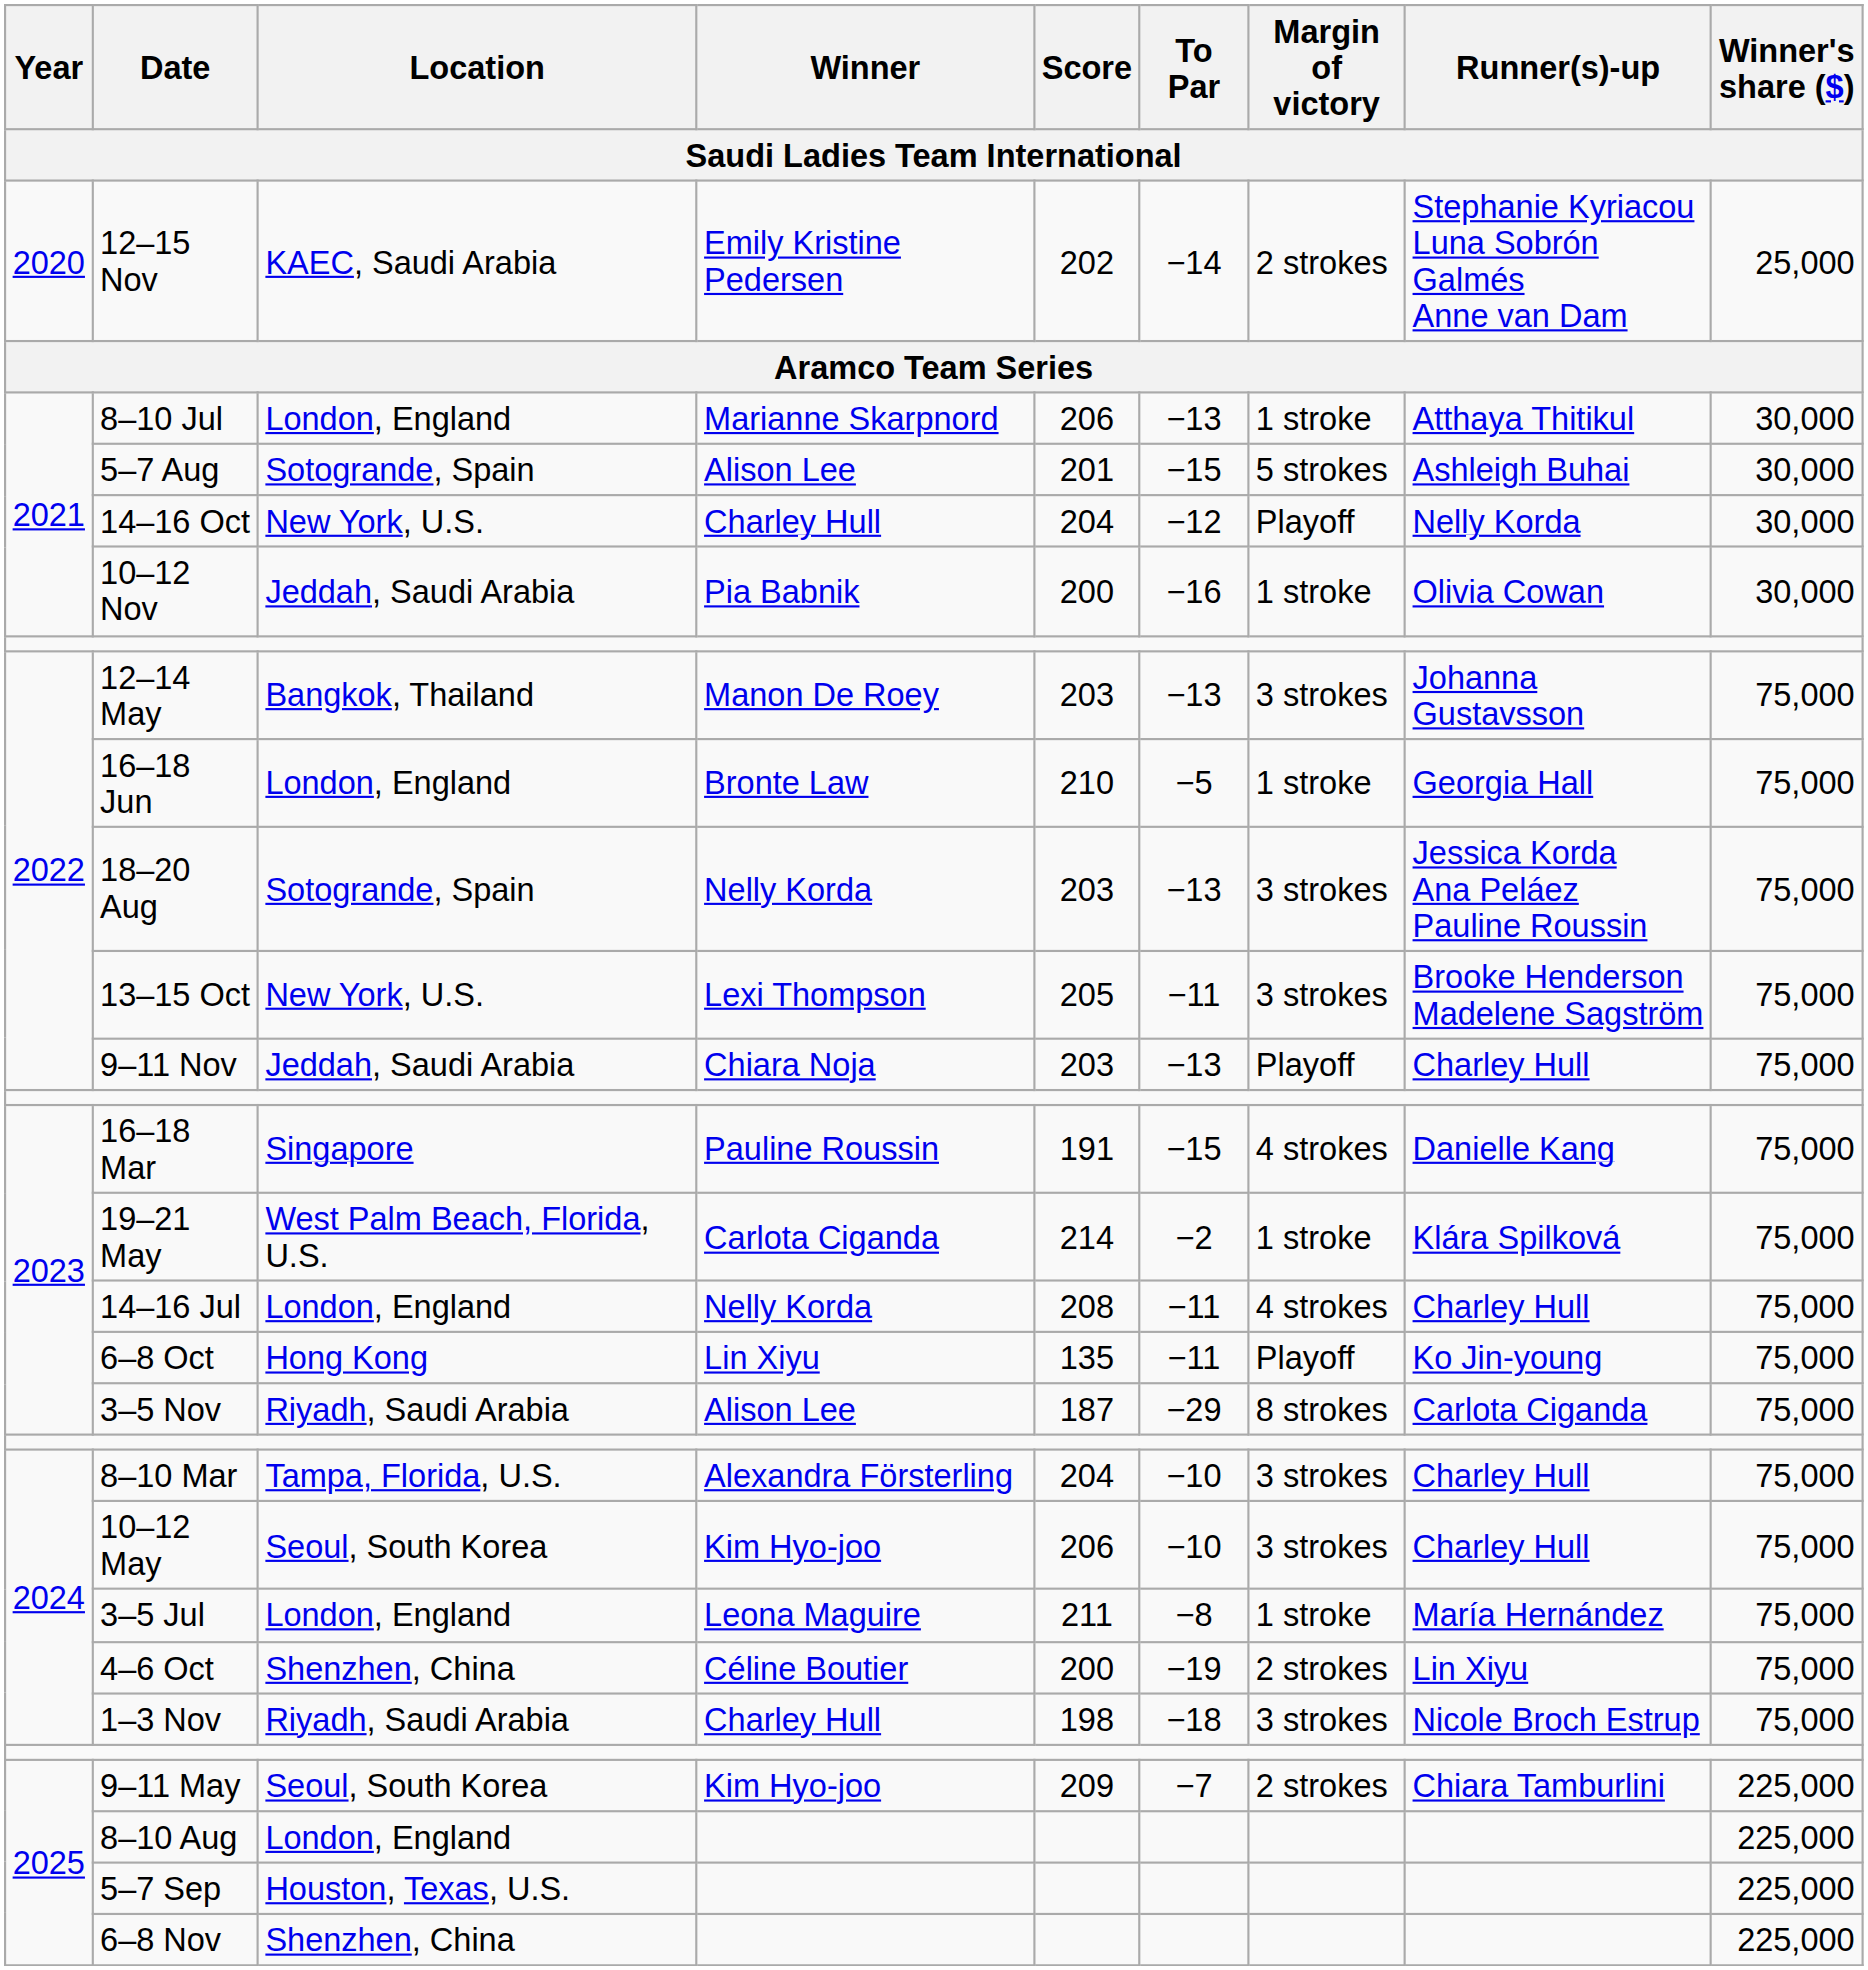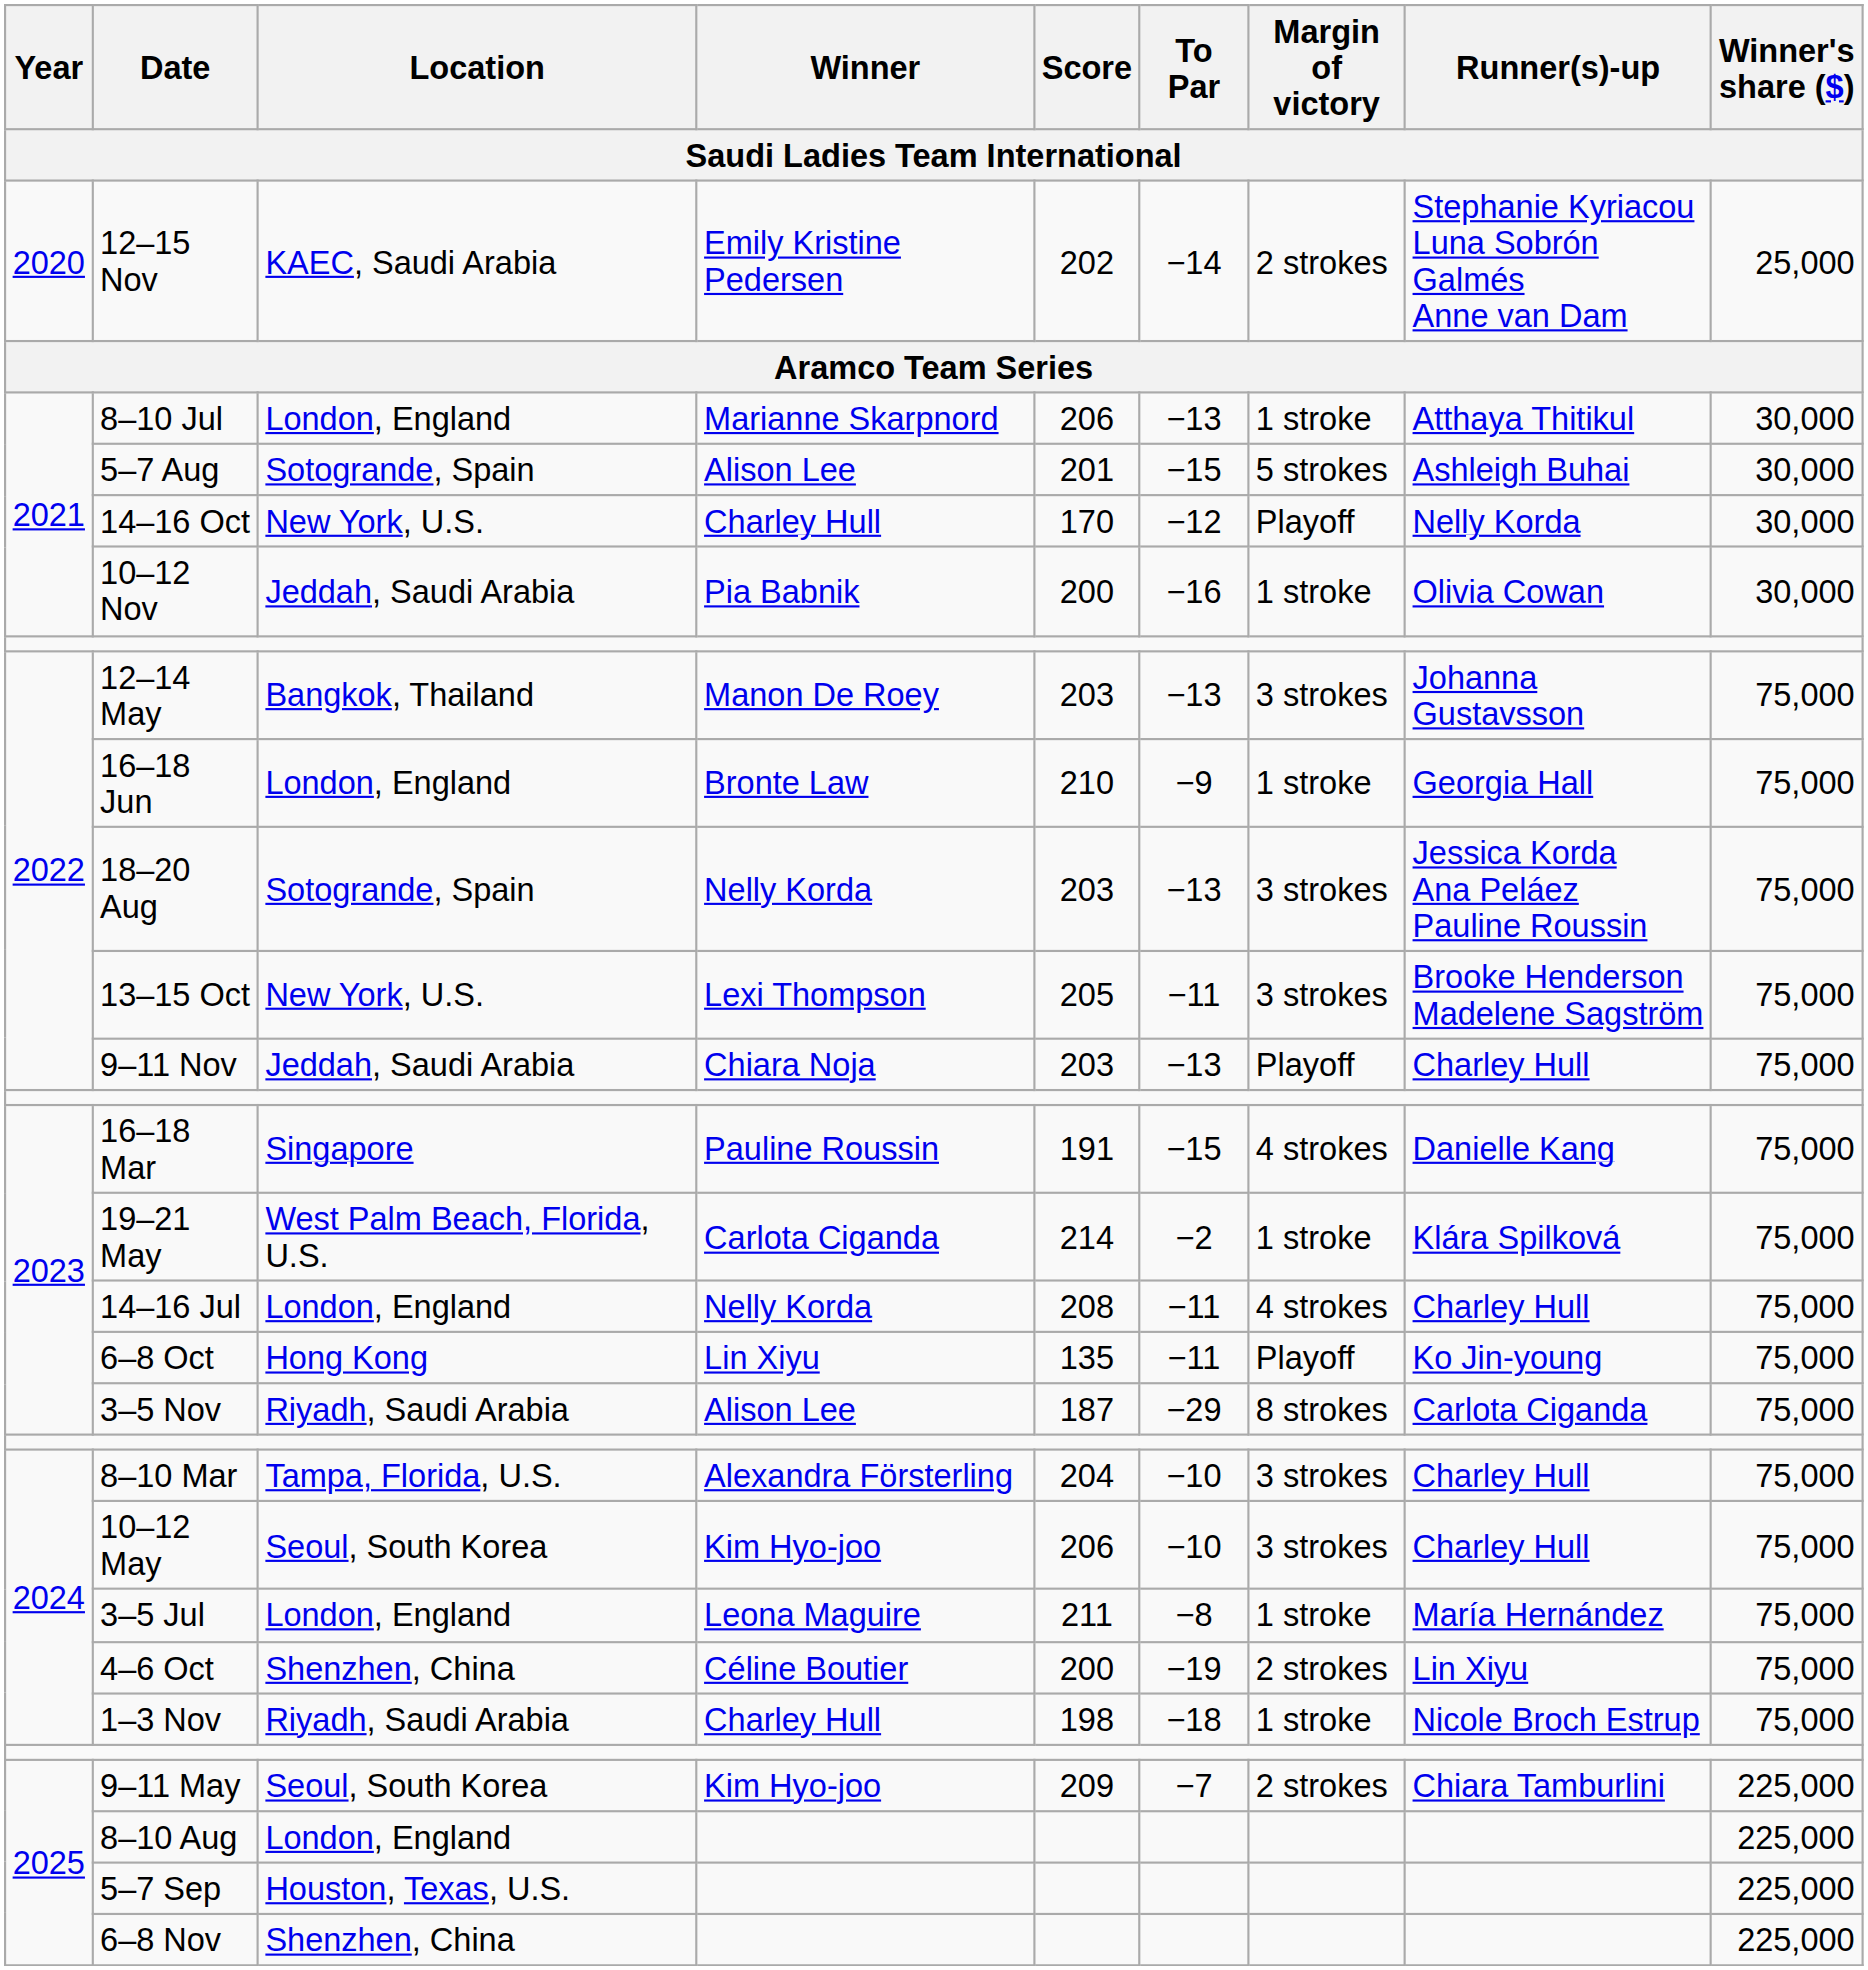(1087, 522) 204 -> (1087, 522) 170
(1194, 782) −5 -> (1194, 782) −9
(1322, 1719) 3 strokes -> (1314, 1719) 1 stroke
